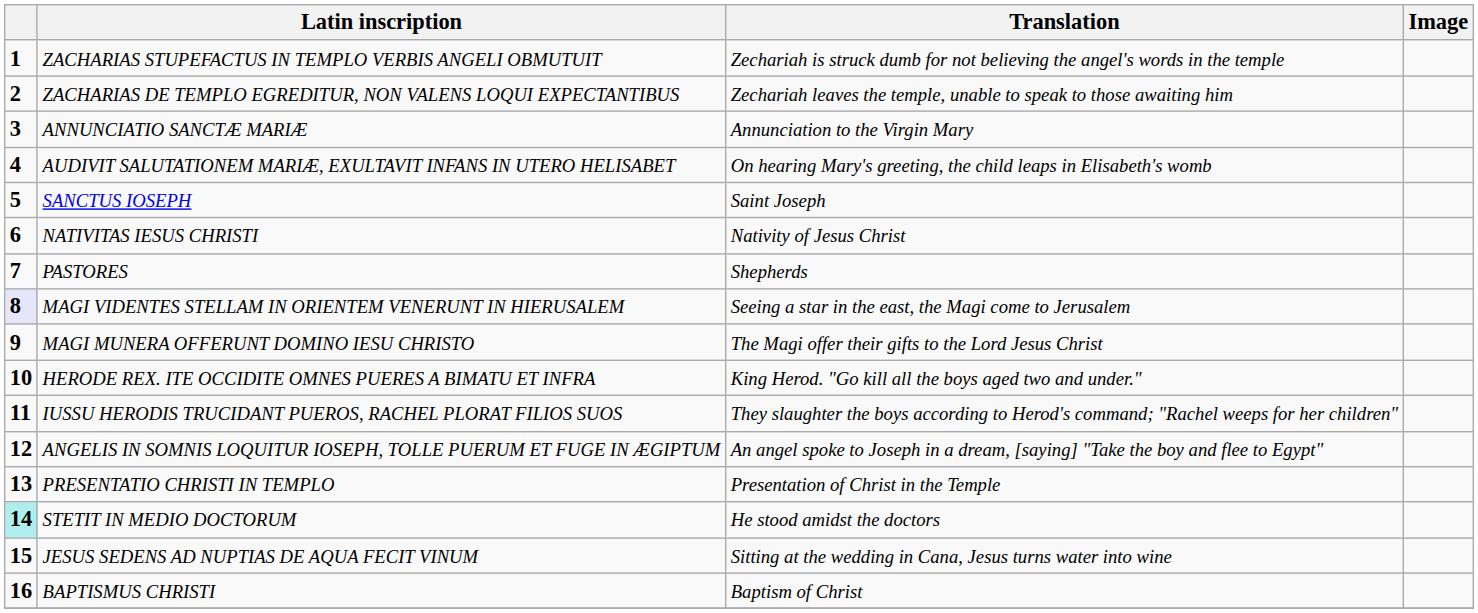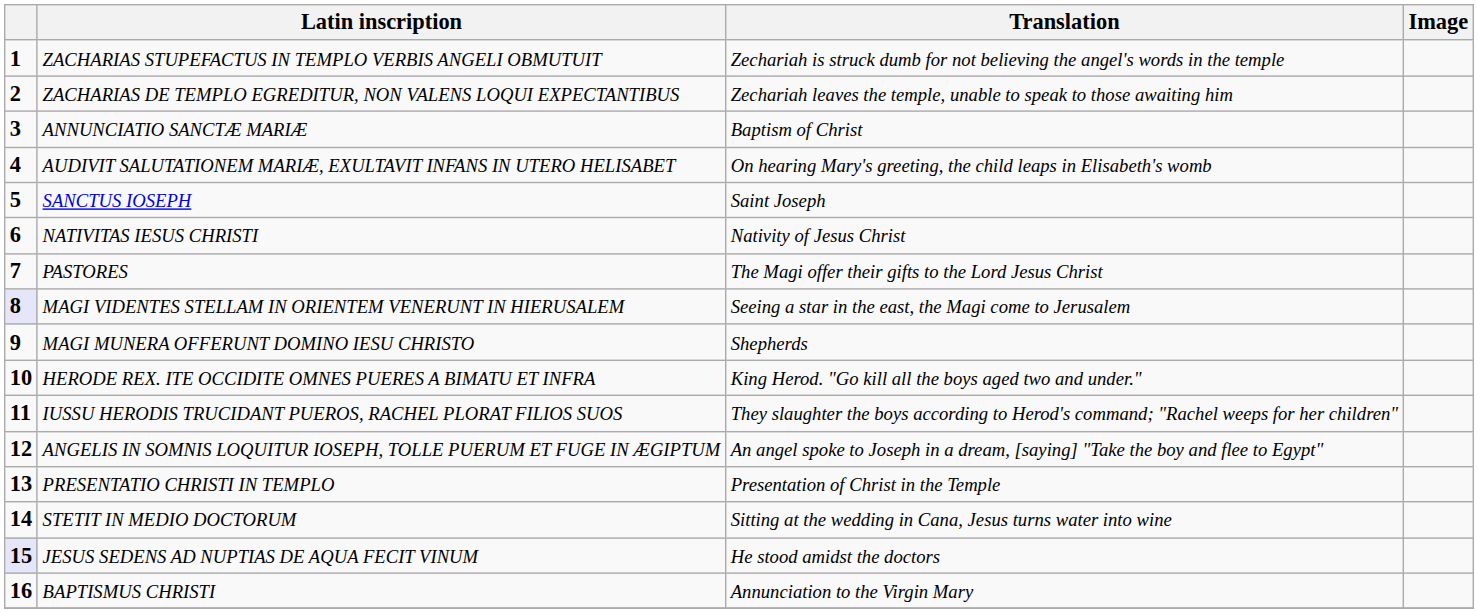(852, 130) Annunciation to the Virgin Mary -> (797, 130) Baptism of Christ
(769, 272) Shepherds -> (917, 272) The Magi offer their gifts to the Lord Jesus Christ
(917, 343) The Magi offer their gifts to the Lord Jesus Christ -> (769, 343) Shepherds
(21, 519) paleturquoise background -> (21, 519) no background
(835, 521) He stood amidst the doctors -> (951, 521) Sitting at the wedding in Cana, Jesus turns water into wine
(21, 555) no background -> (21, 555) lavender background
(951, 556) Sitting at the wedding in Cana, Jesus turns water into wine -> (835, 556) He stood amidst the doctors
(797, 592) Baptism of Christ -> (852, 592) Annunciation to the Virgin Mary
